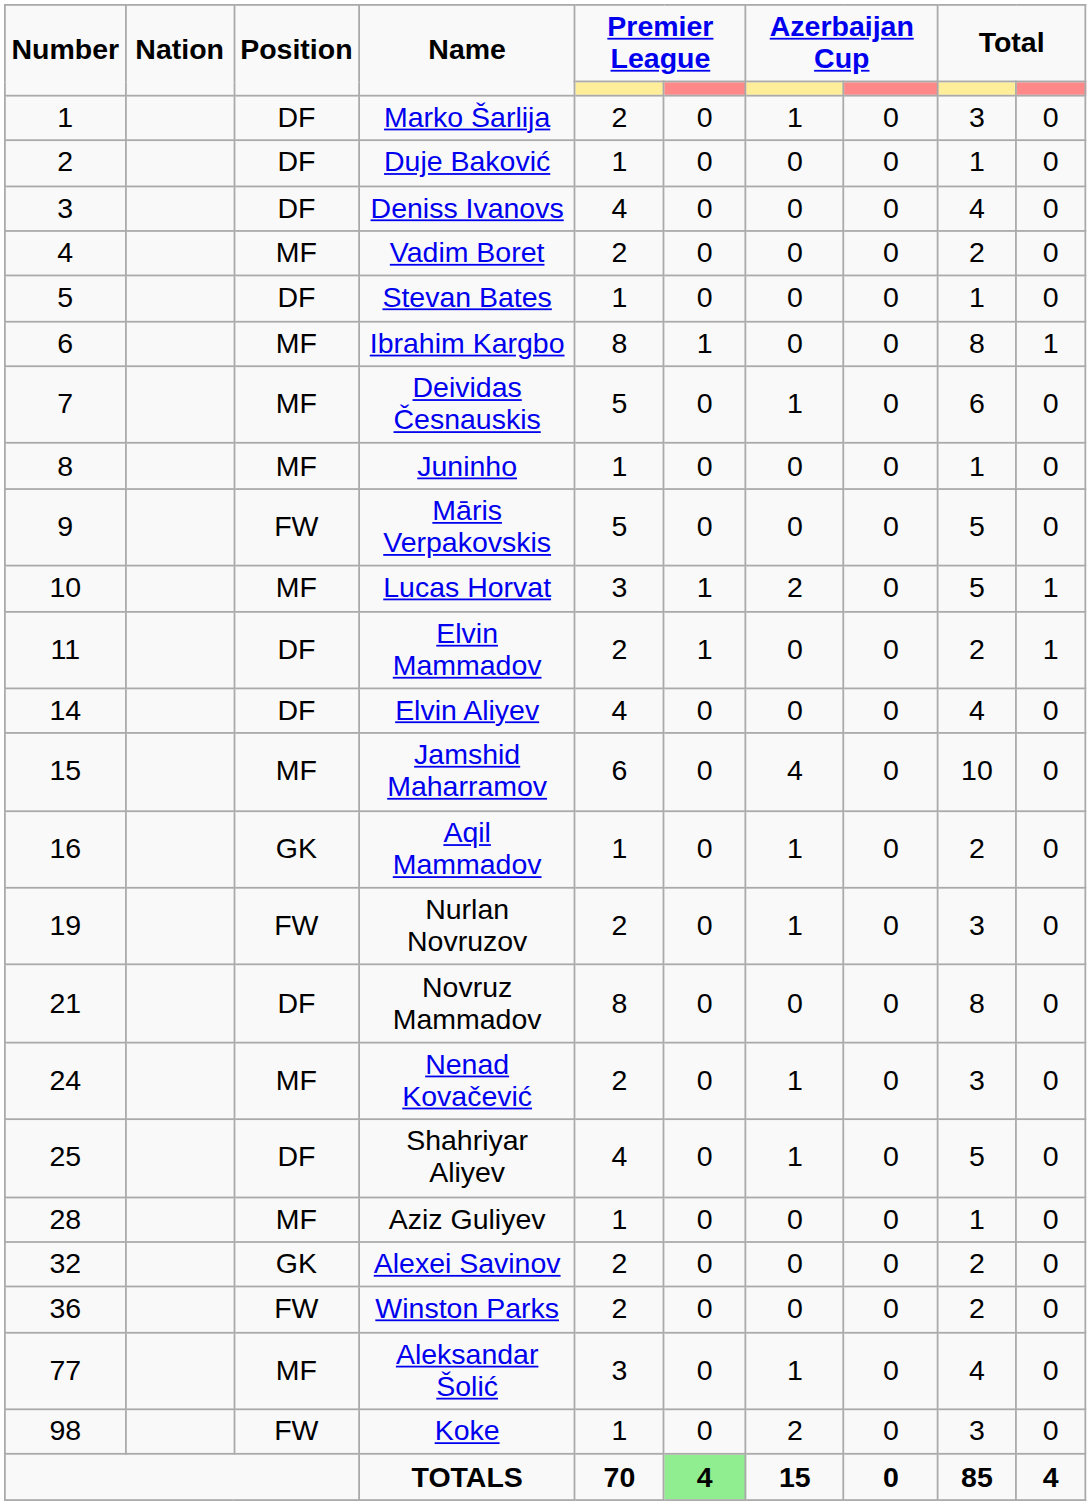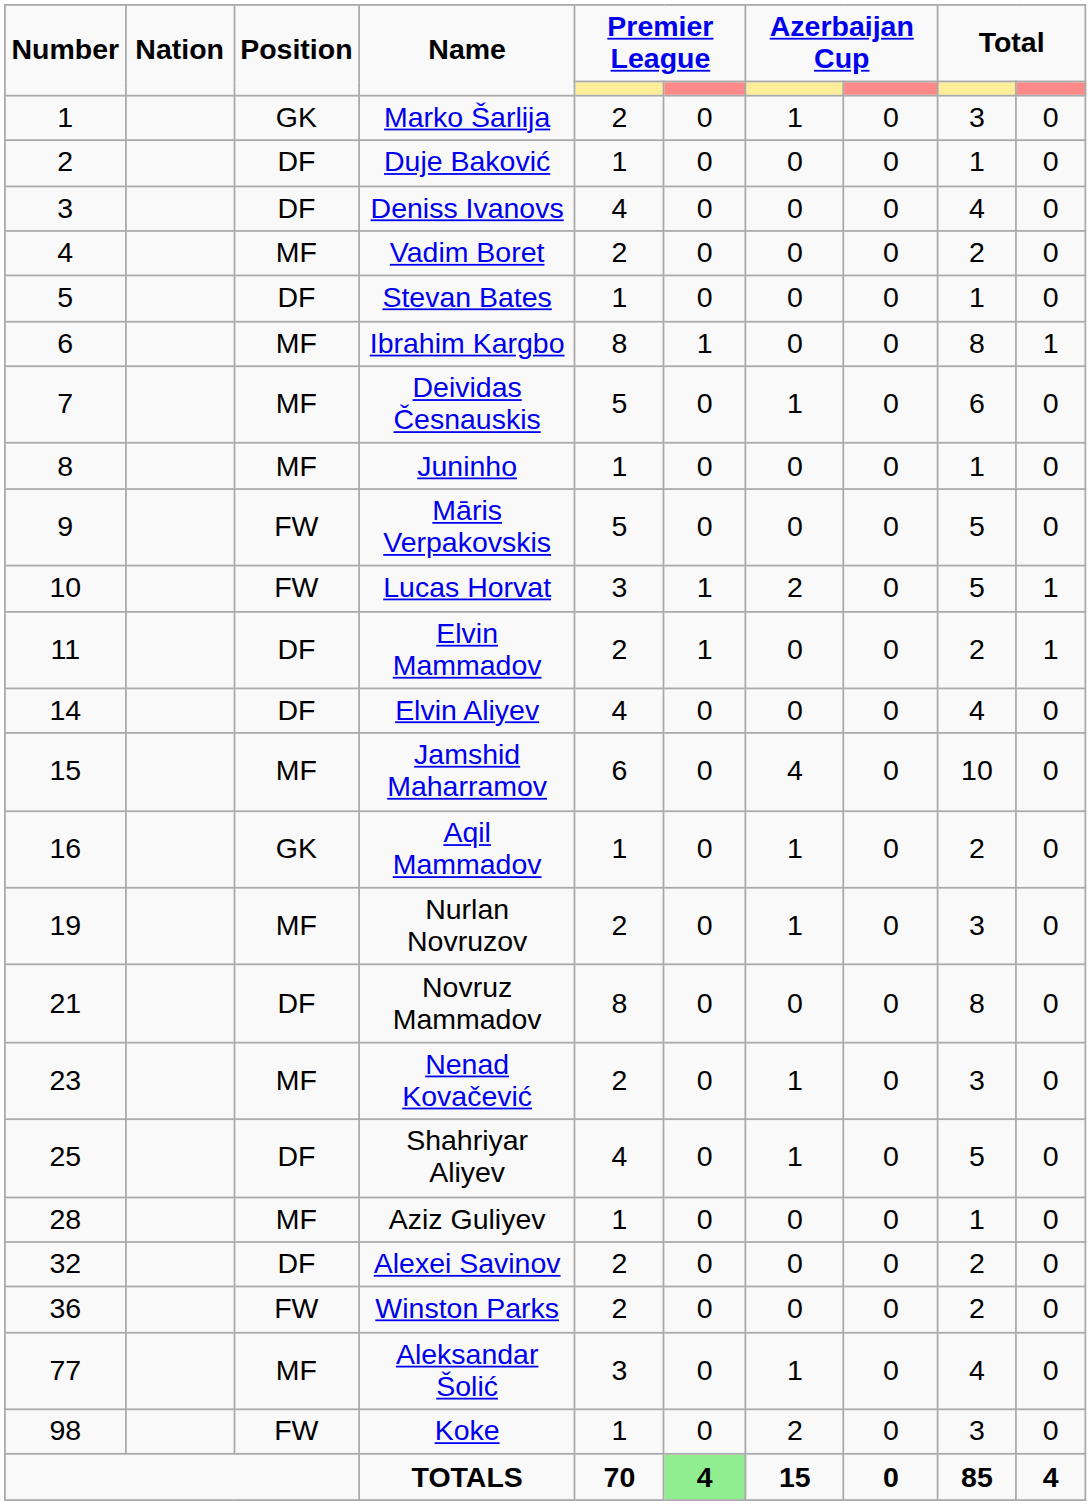(296, 117) DF -> (296, 117) GK
(296, 588) MF -> (296, 588) FW
(296, 925) FW -> (296, 925) MF
(65, 1080) 24 -> (65, 1080) 23
(296, 1263) GK -> (296, 1263) DF
